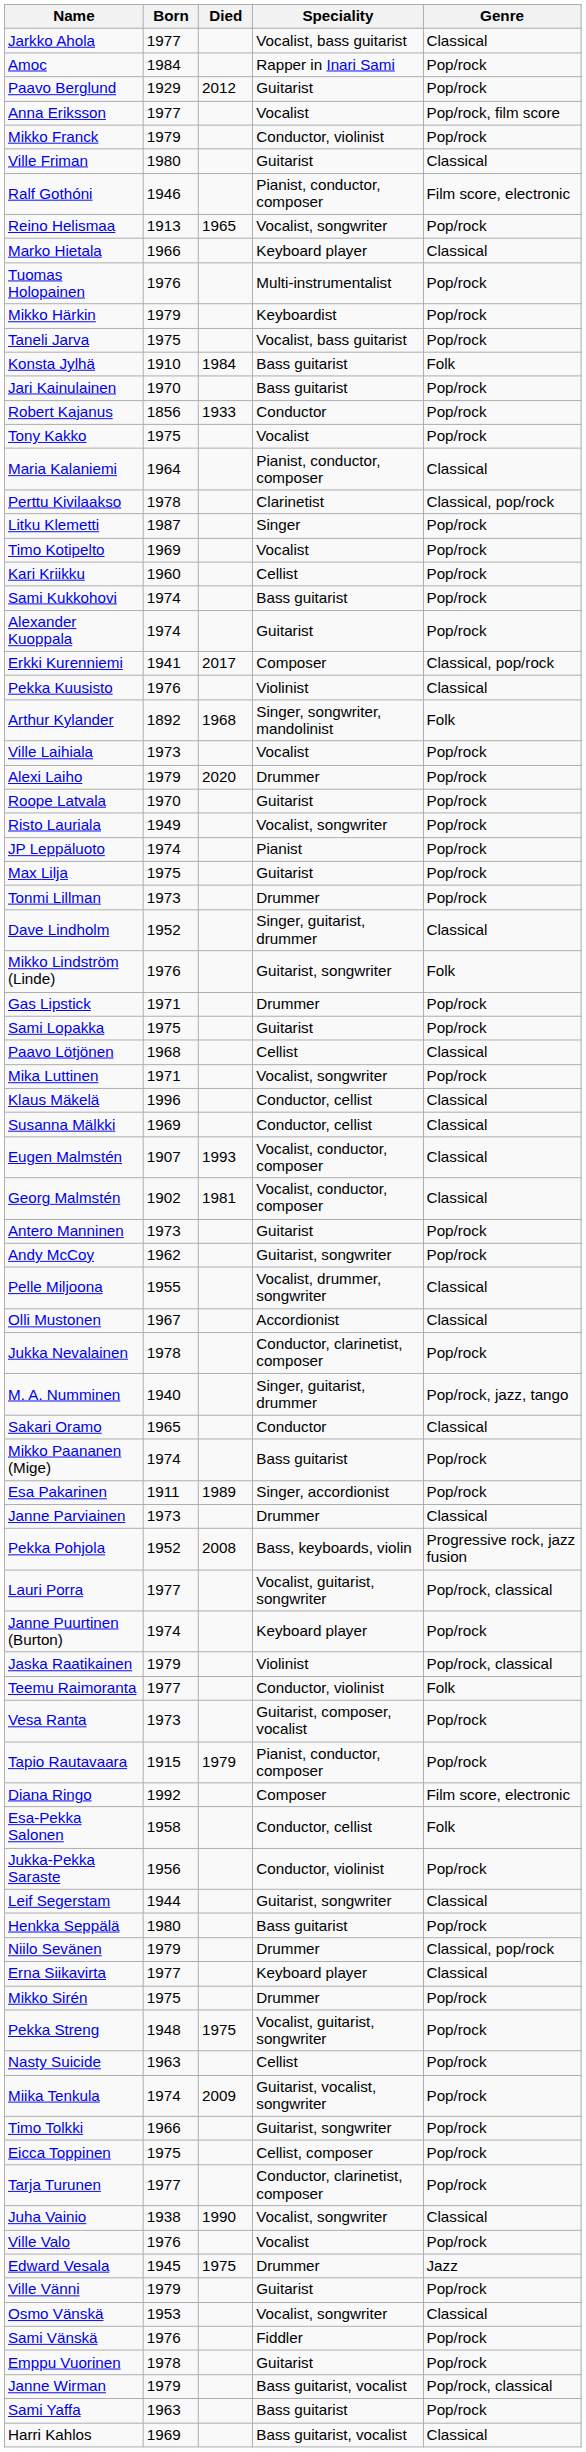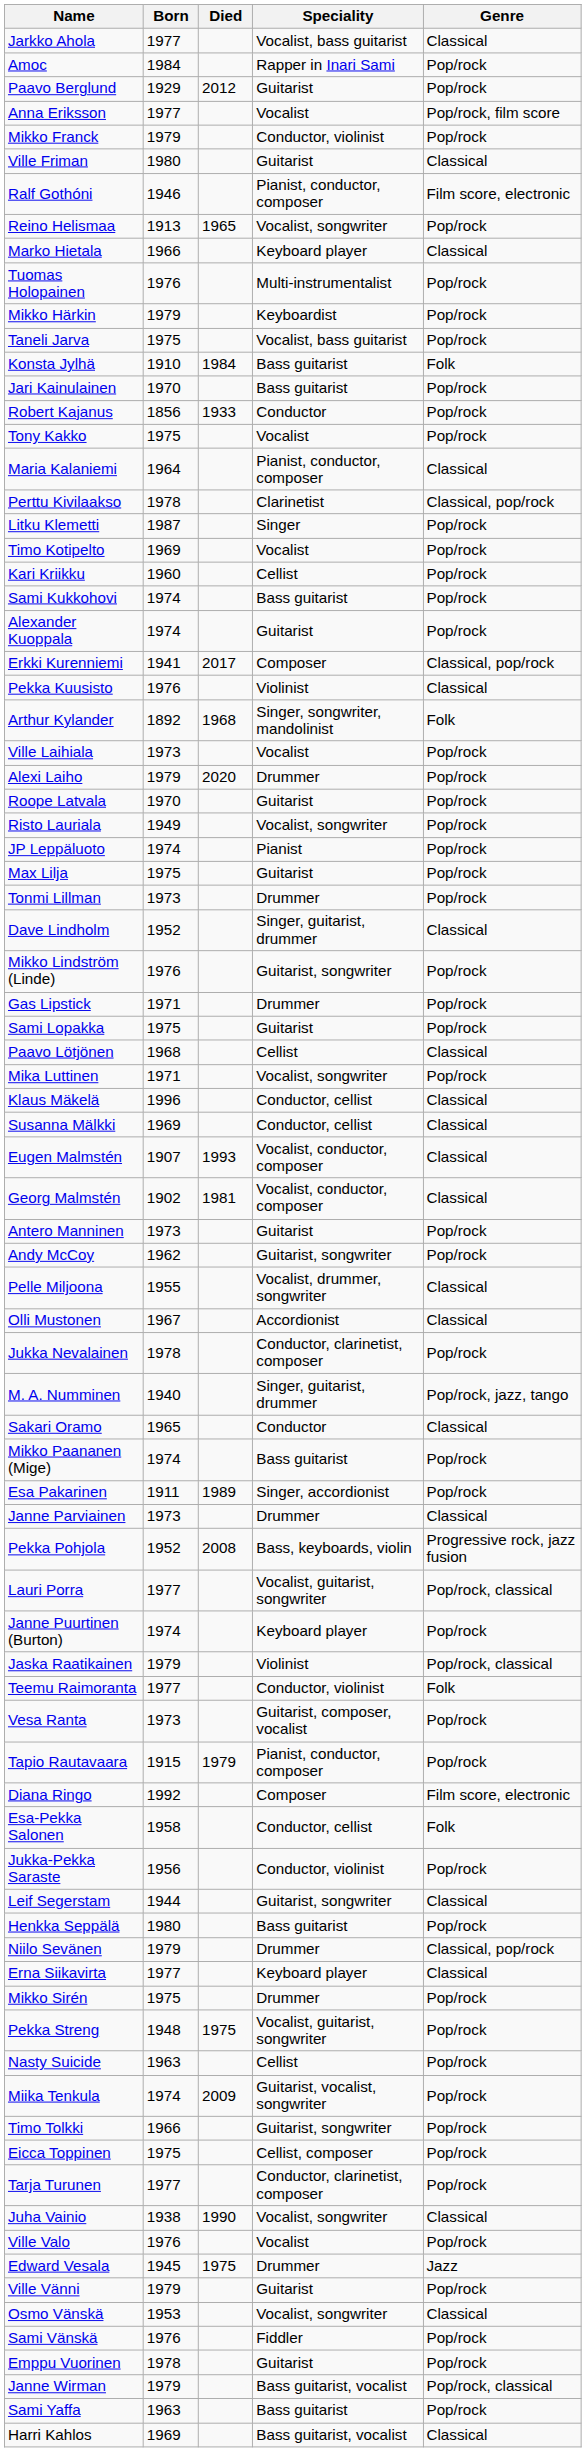(441, 971) Folk -> (456, 971) Pop/rock
